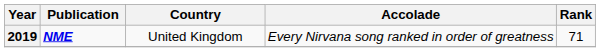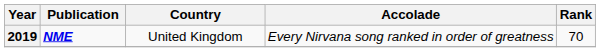(576, 36) 71 -> (576, 36) 70
